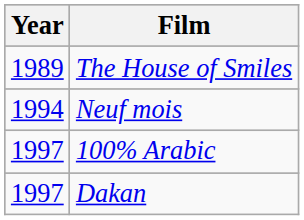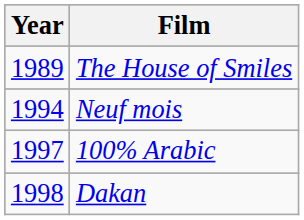(37, 192) 1997 -> (37, 192) 1998
